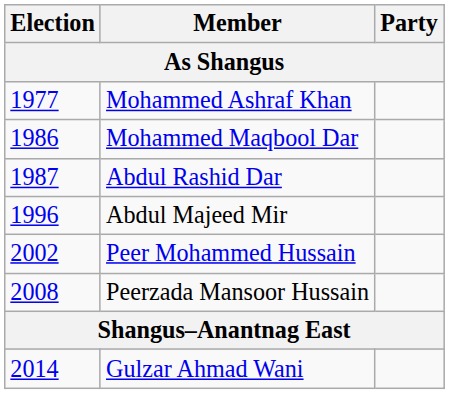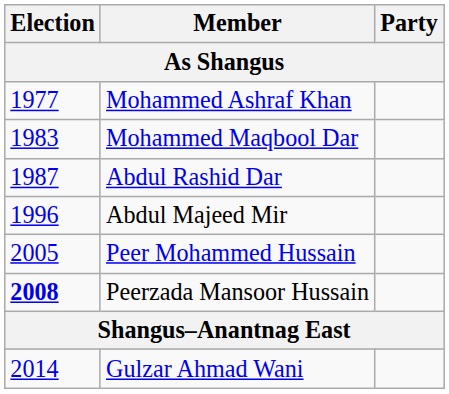(34, 138) 1986 -> (34, 138) 1983
(34, 253) 2002 -> (34, 253) 2005
(34, 291) normal -> (34, 291) bold
